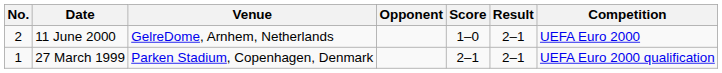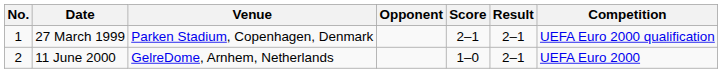rows swapped: (80, 57) <-> (76, 36)
